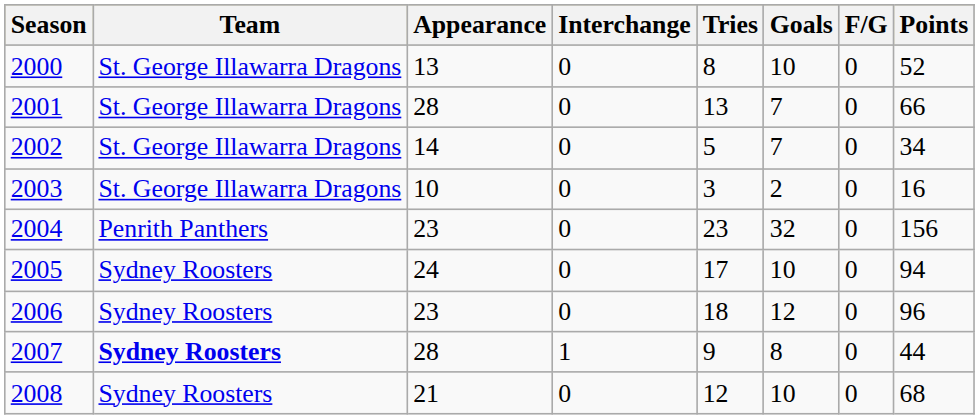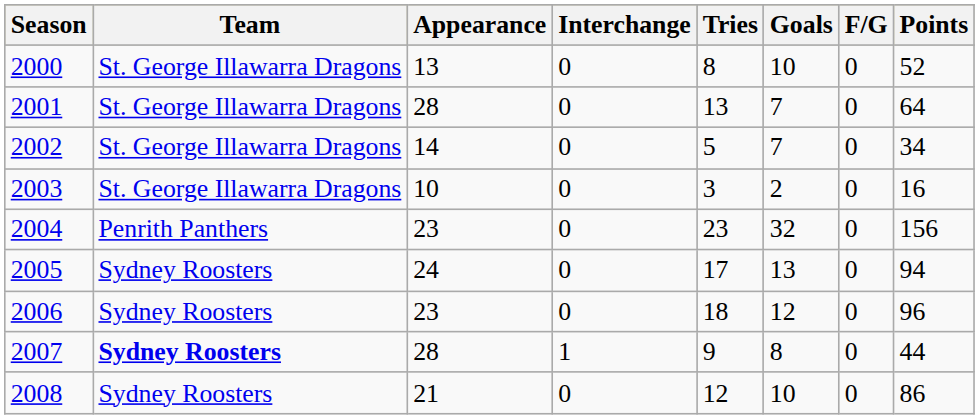(912, 106) 66 -> (912, 106) 64
(783, 270) 10 -> (783, 270) 13
(912, 392) 68 -> (912, 392) 86
